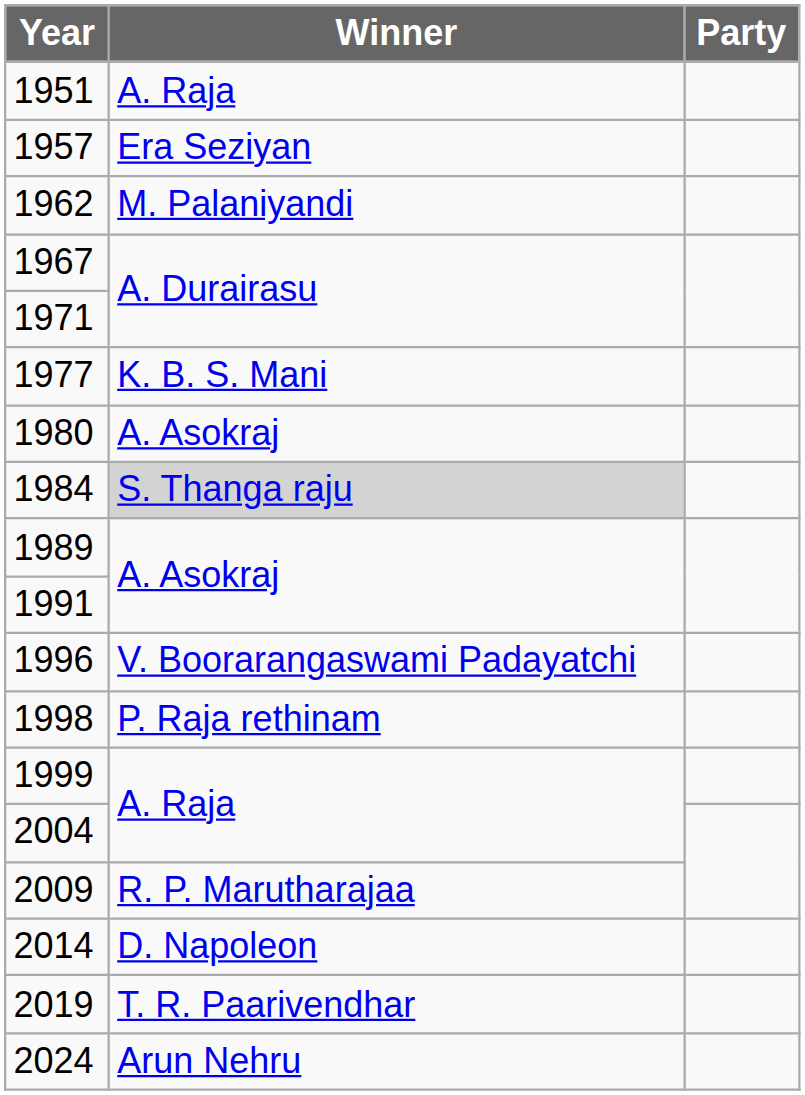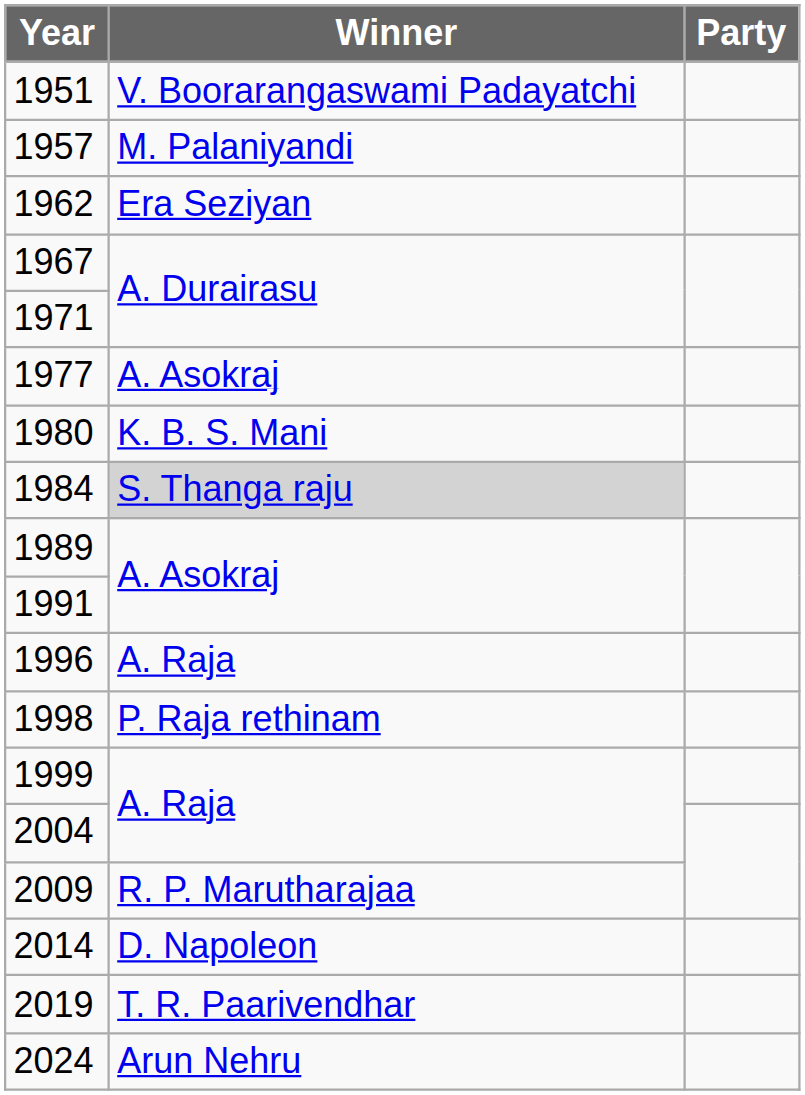(176, 90) A. Raja -> (377, 90) V. Boorarangaswami Padayatchi
(214, 147) Era Seziyan -> (235, 147) M. Palaniyandi
(235, 204) M. Palaniyandi -> (214, 204) Era Seziyan
(222, 375) K. B. S. Mani -> (198, 375) A. Asokraj
(198, 432) A. Asokraj -> (222, 432) K. B. S. Mani
(377, 661) V. Boorarangaswami Padayatchi -> (176, 661) A. Raja
